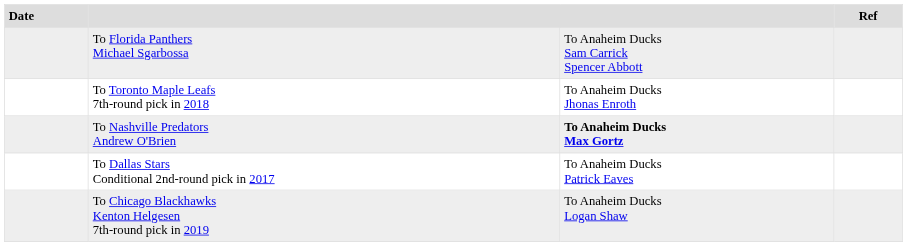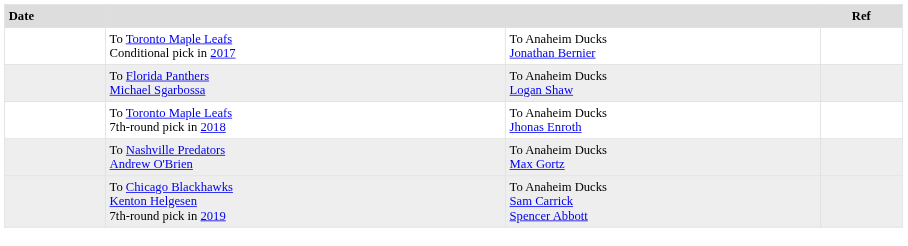+ row: (173, 45)
(613, 53) To Anaheim Ducks Sam Carrick Spencer Abbott -> (558, 83) To Anaheim Ducks Logan Shaw
(615, 134) bold -> (558, 157) normal
- row: (184, 171)
(613, 208) To Anaheim Ducks Logan Shaw -> (558, 201) To Anaheim Ducks Sam Carrick Spencer Abbott
